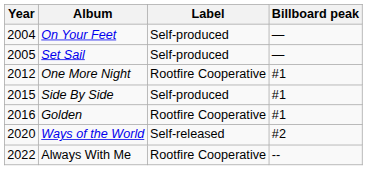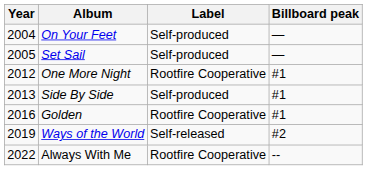(21, 94) 2015 -> (21, 94) 2013
(21, 134) 2020 -> (21, 134) 2019
